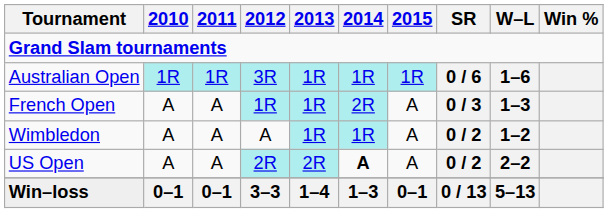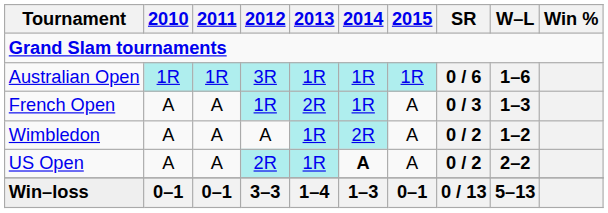(314, 105) 1R -> (314, 105) 2R
(363, 105) 2R -> (363, 105) 1R
(363, 134) 1R -> (363, 134) 2R
(314, 163) 2R -> (314, 163) 1R
